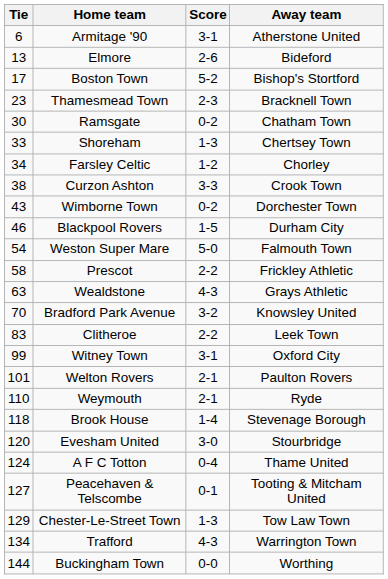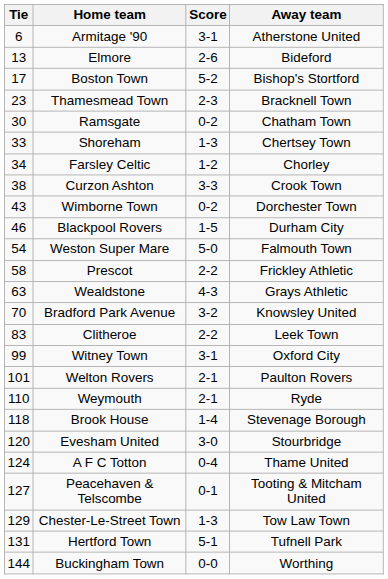+ row: (110, 541)
- row: (110, 541)
